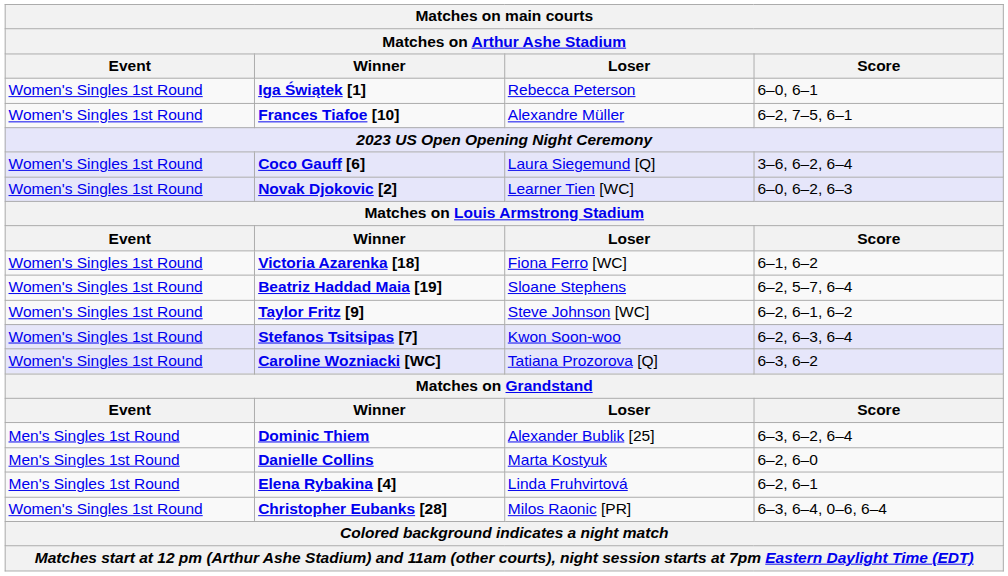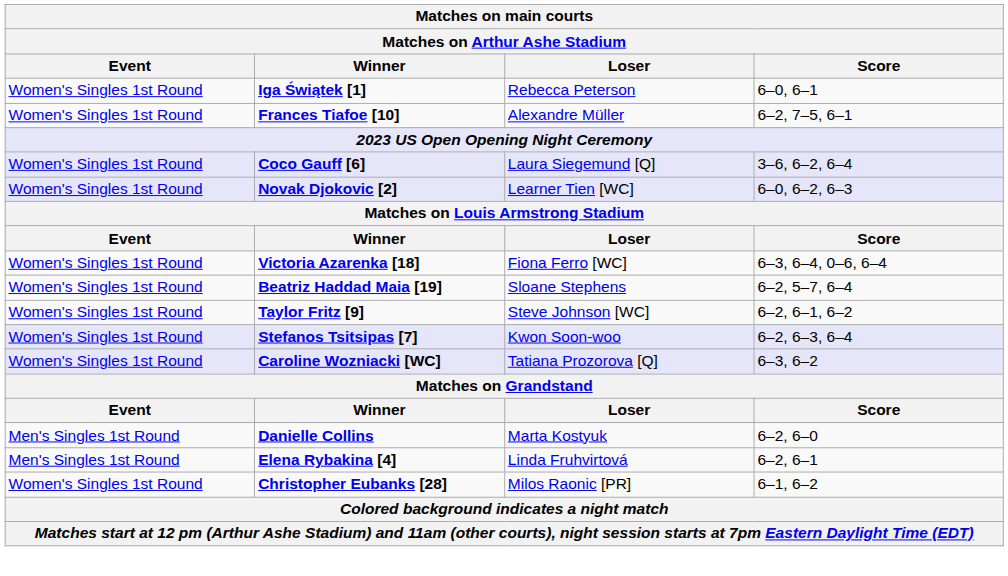(788, 262) 6–1, 6–2 -> (822, 262) 6–3, 6–4, 0–6, 6–4
- row: (314, 435)
(822, 509) 6–3, 6–4, 0–6, 6–4 -> (788, 484) 6–1, 6–2
